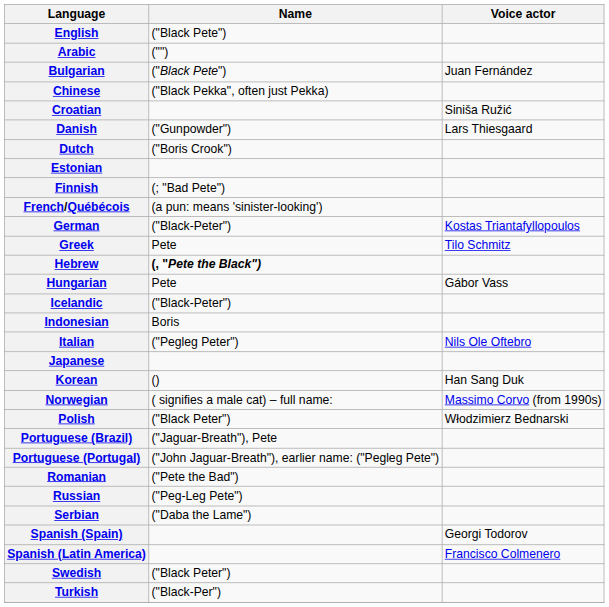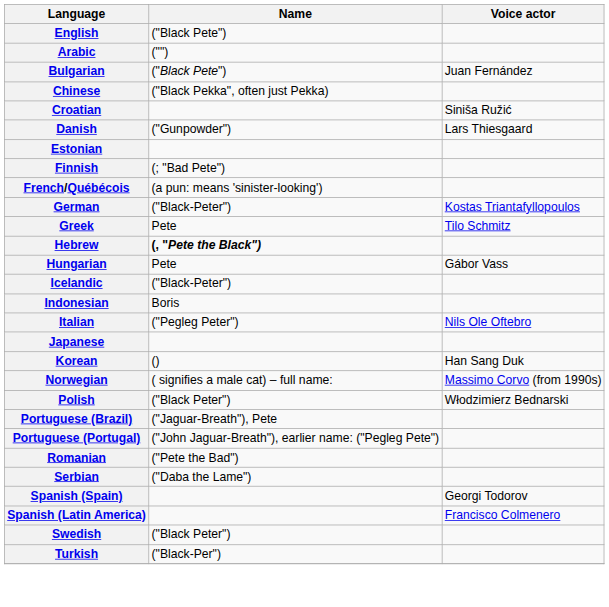- row: (77, 149)
- row: (77, 496)
